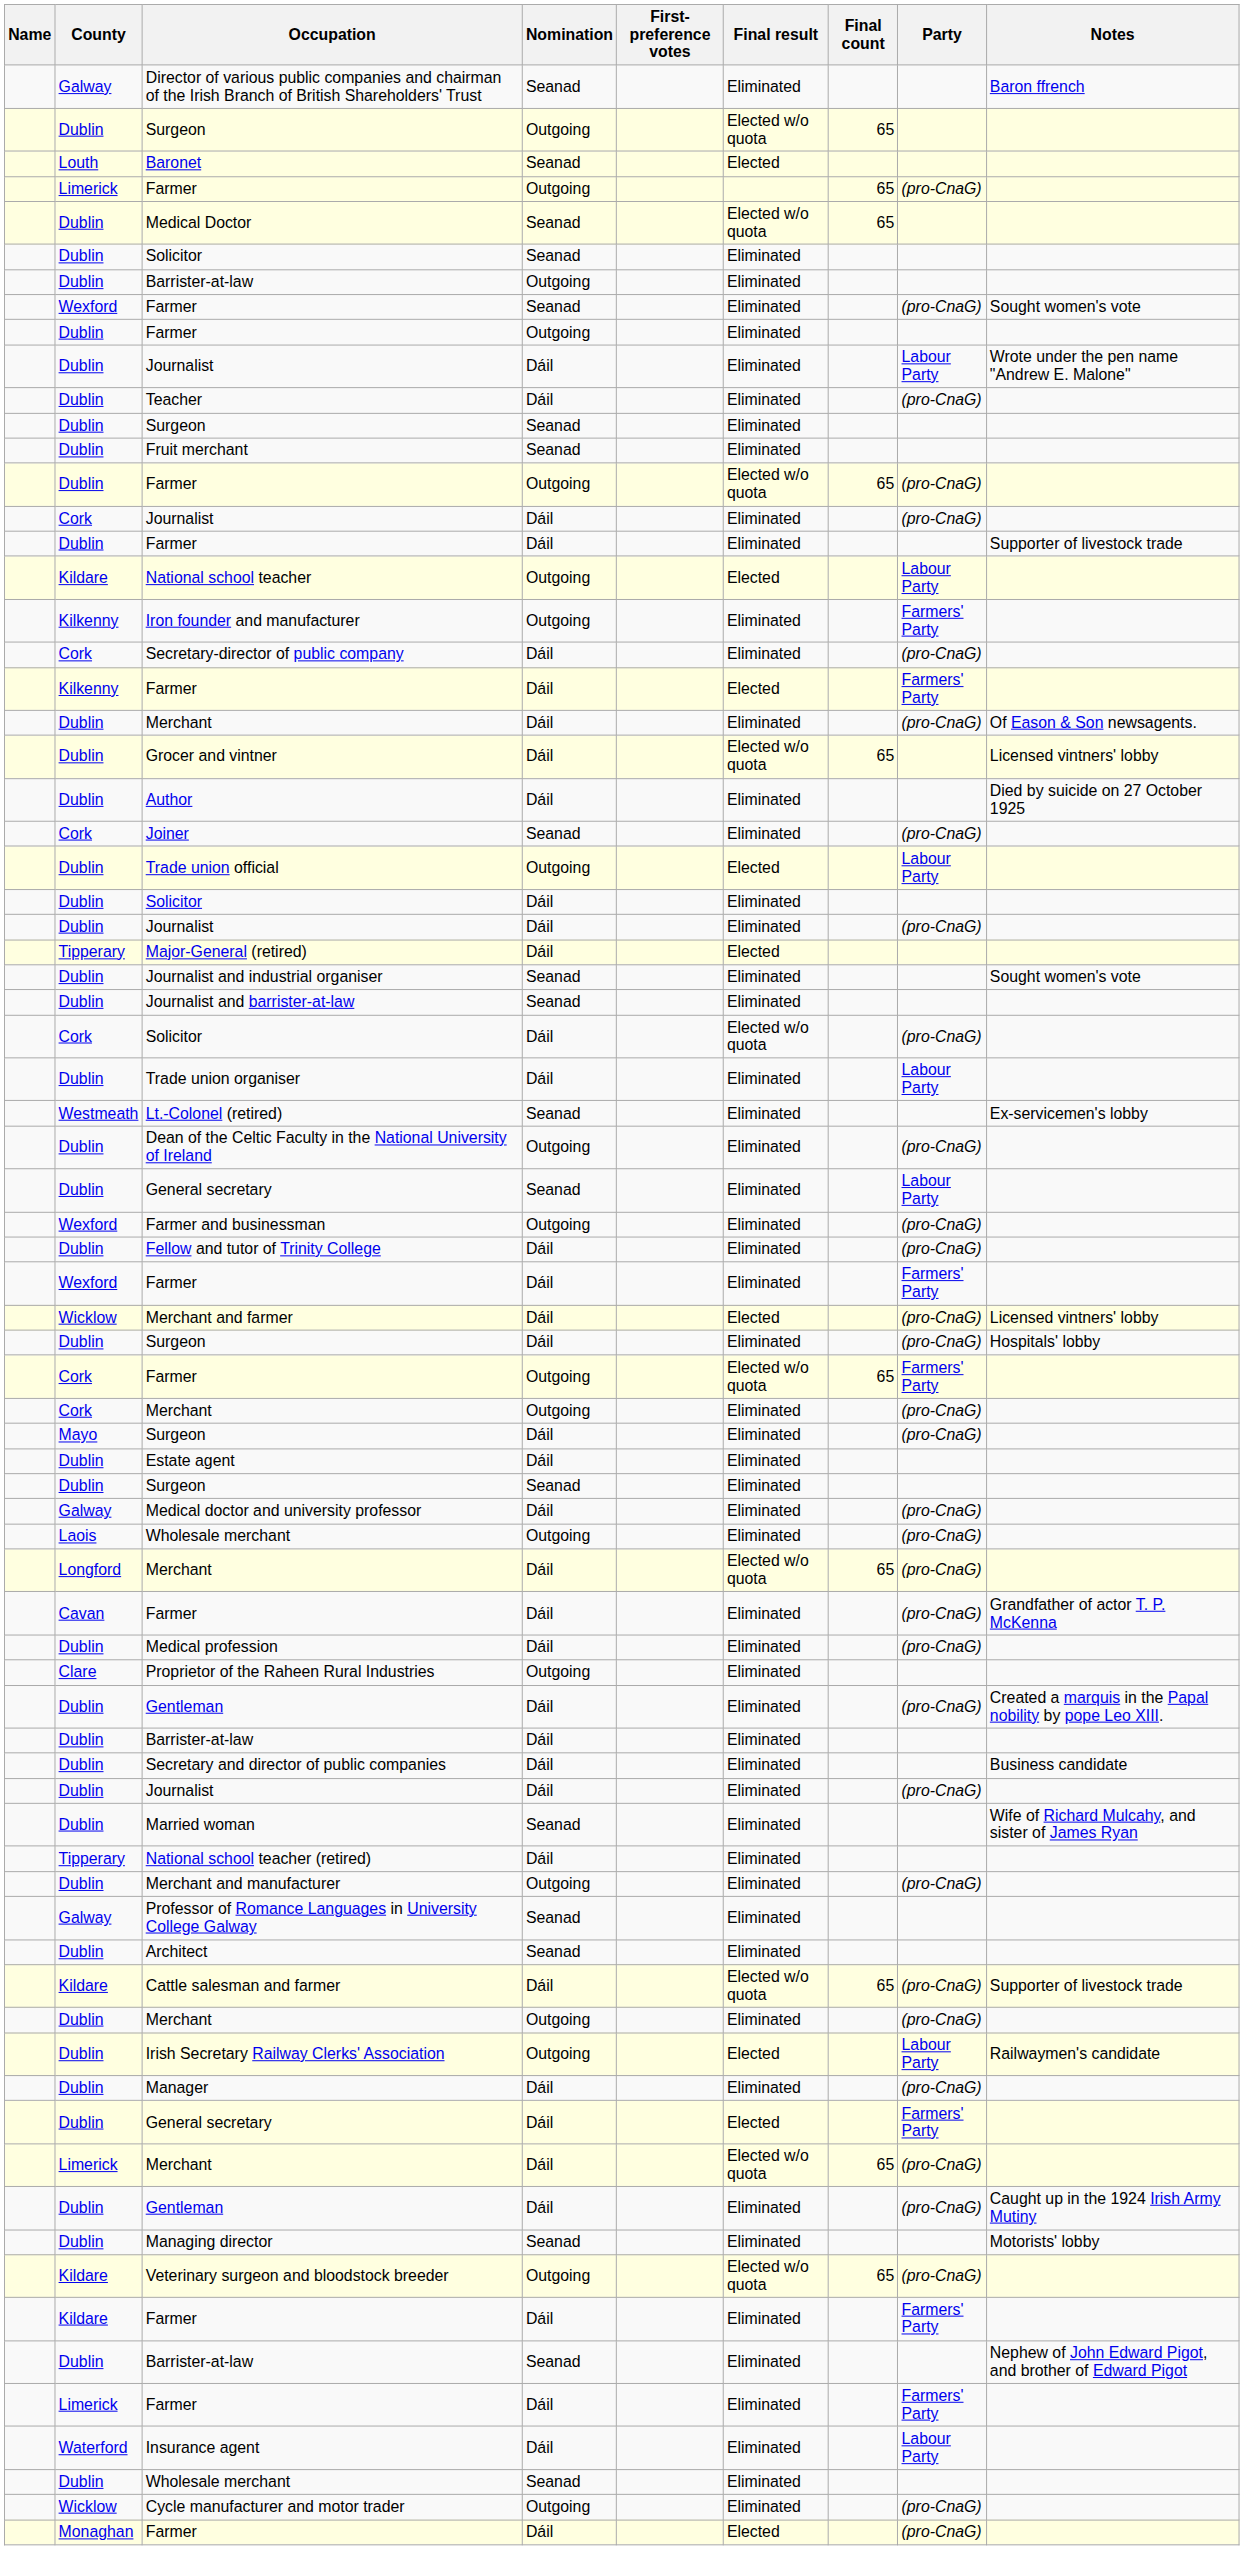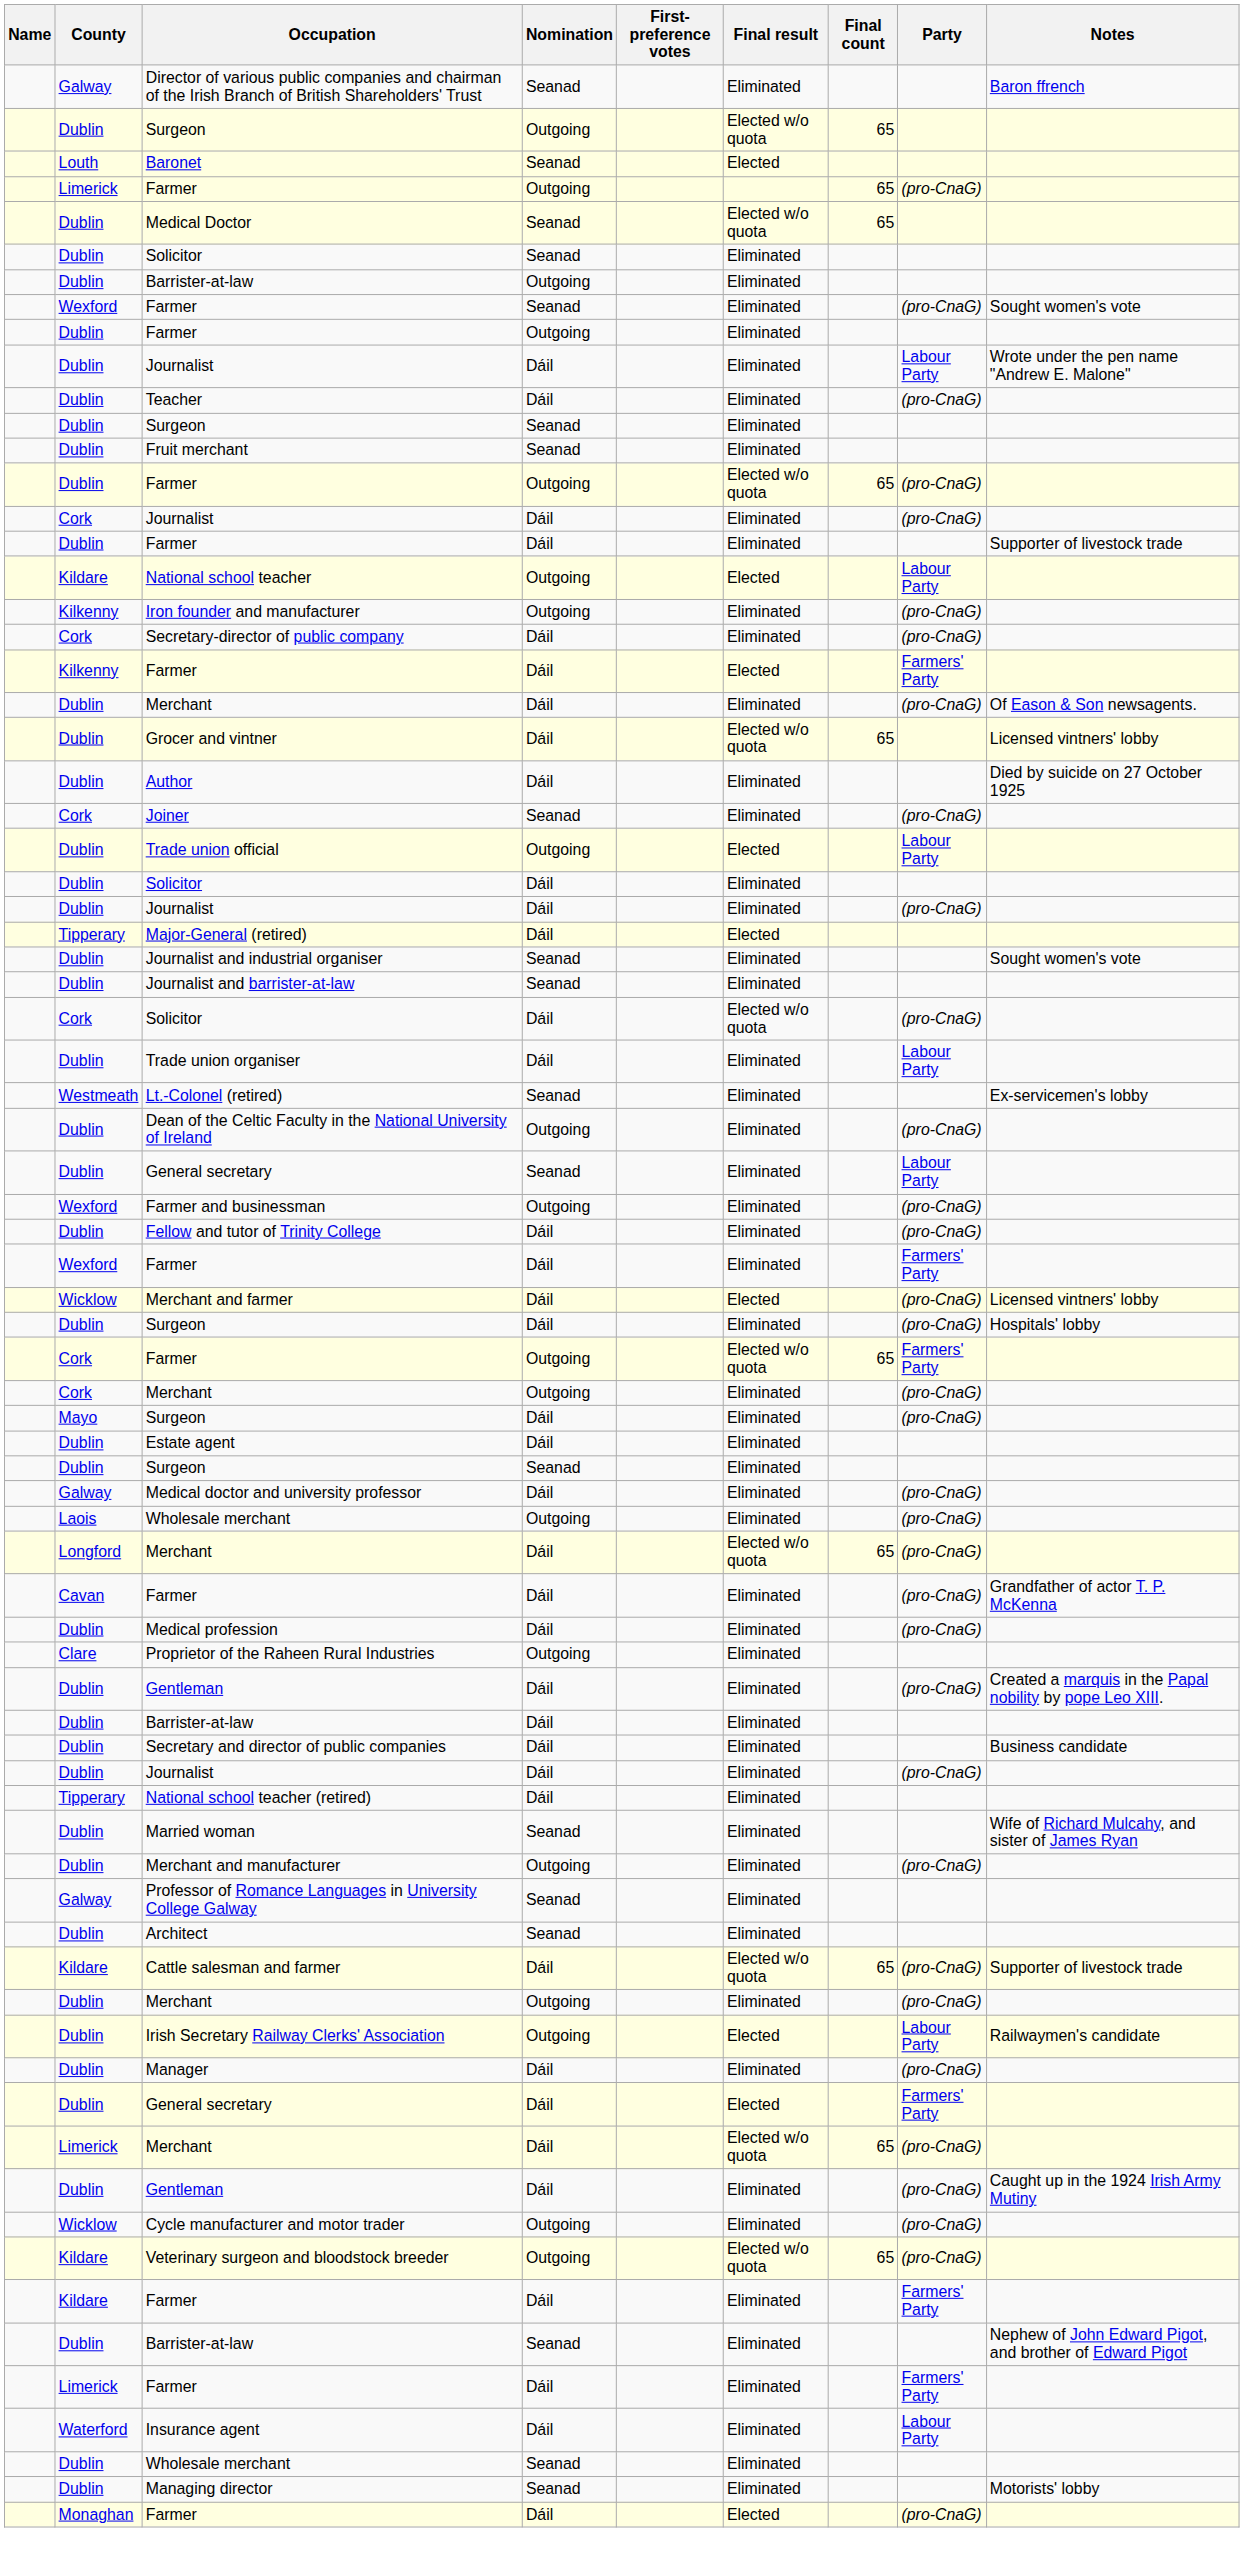(933, 620) Farmers' Party -> (942, 611) (pro-CnaG)
rows swapped: (81, 1824) <-> (92, 1858)
rows swapped: (88, 2507) <-> (81, 2242)
